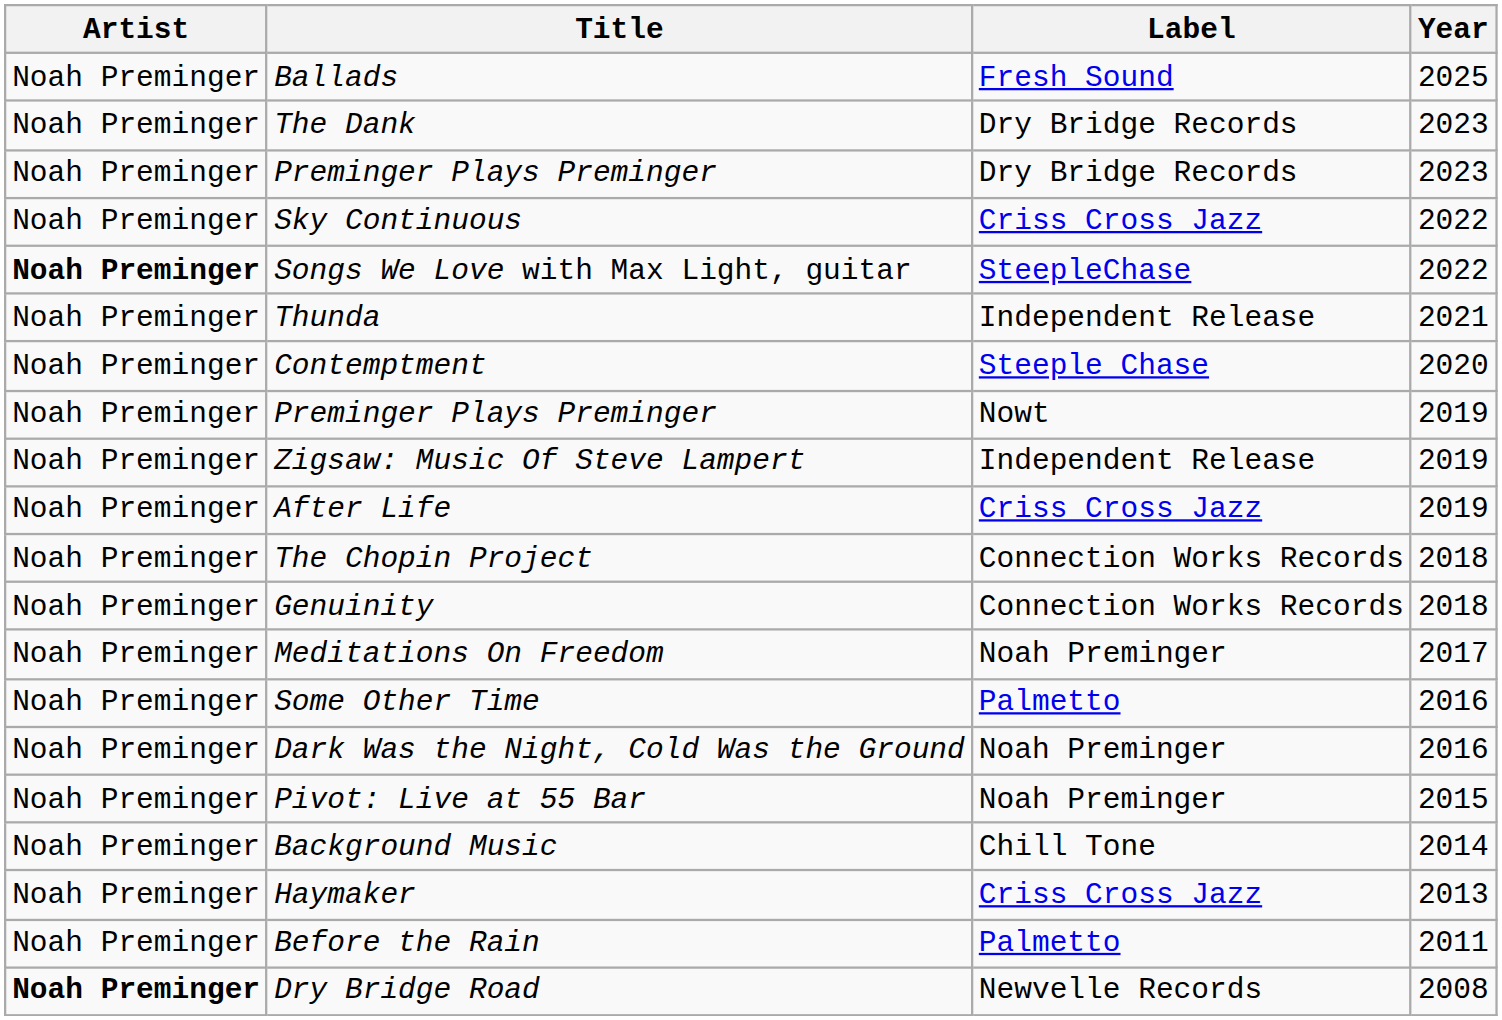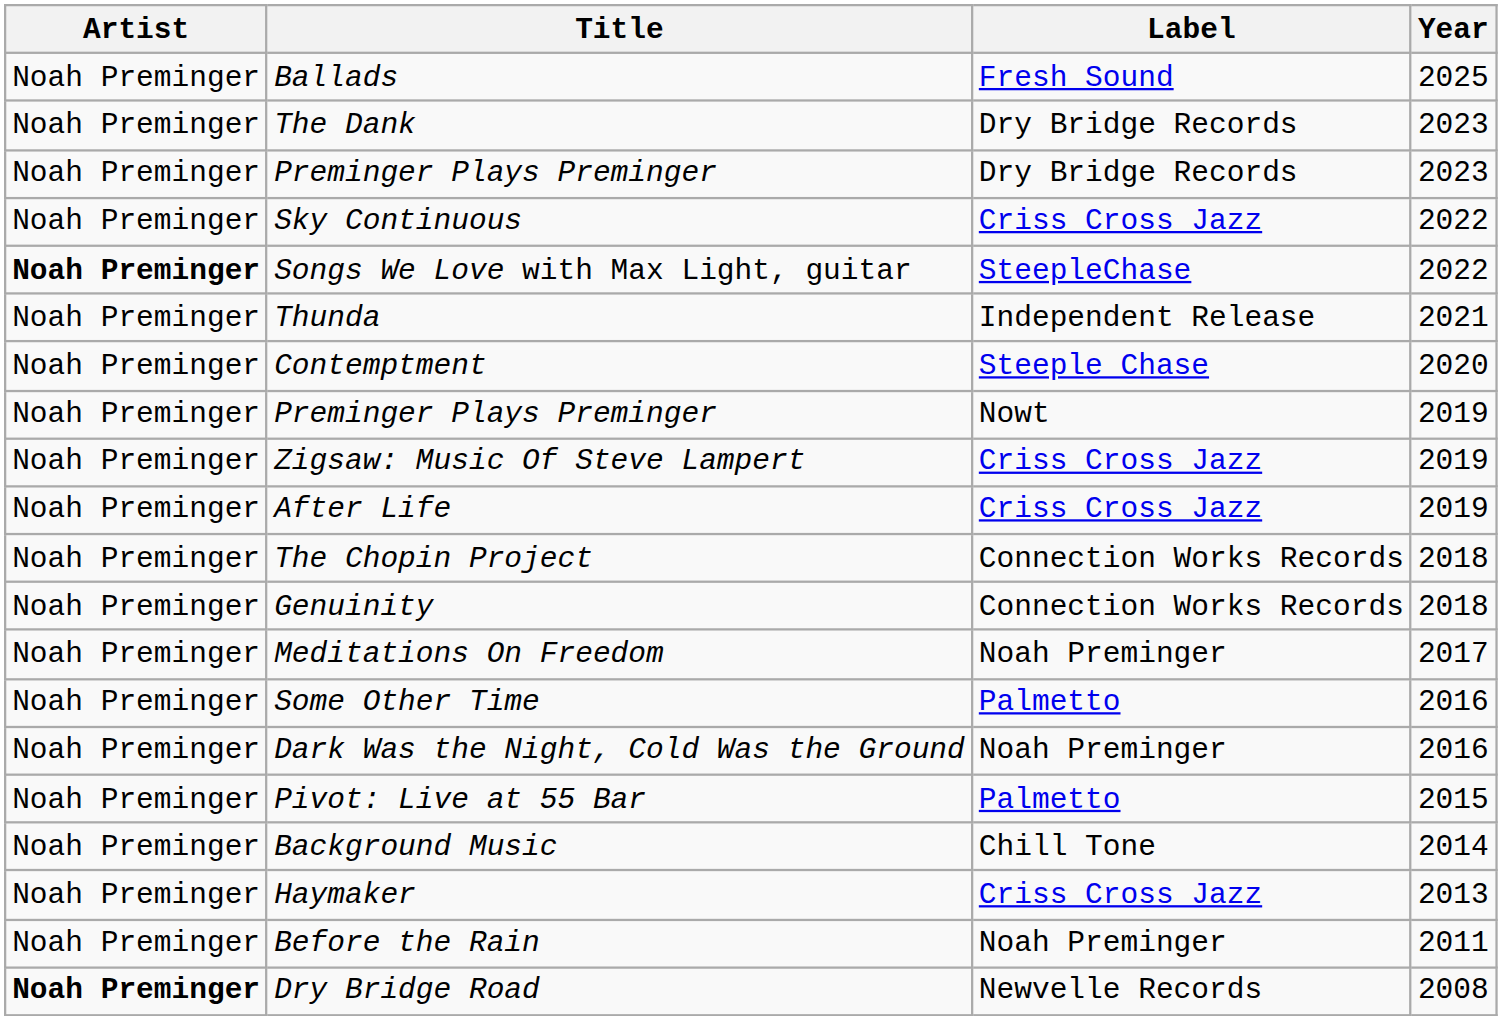(1147, 462) Independent Release -> (1121, 462) Criss Cross Jazz
(1103, 799) Noah Preminger -> (1050, 799) Palmetto
(1050, 943) Palmetto -> (1103, 943) Noah Preminger
